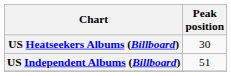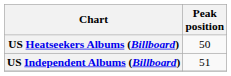(205, 44) 30 -> (205, 44) 50
